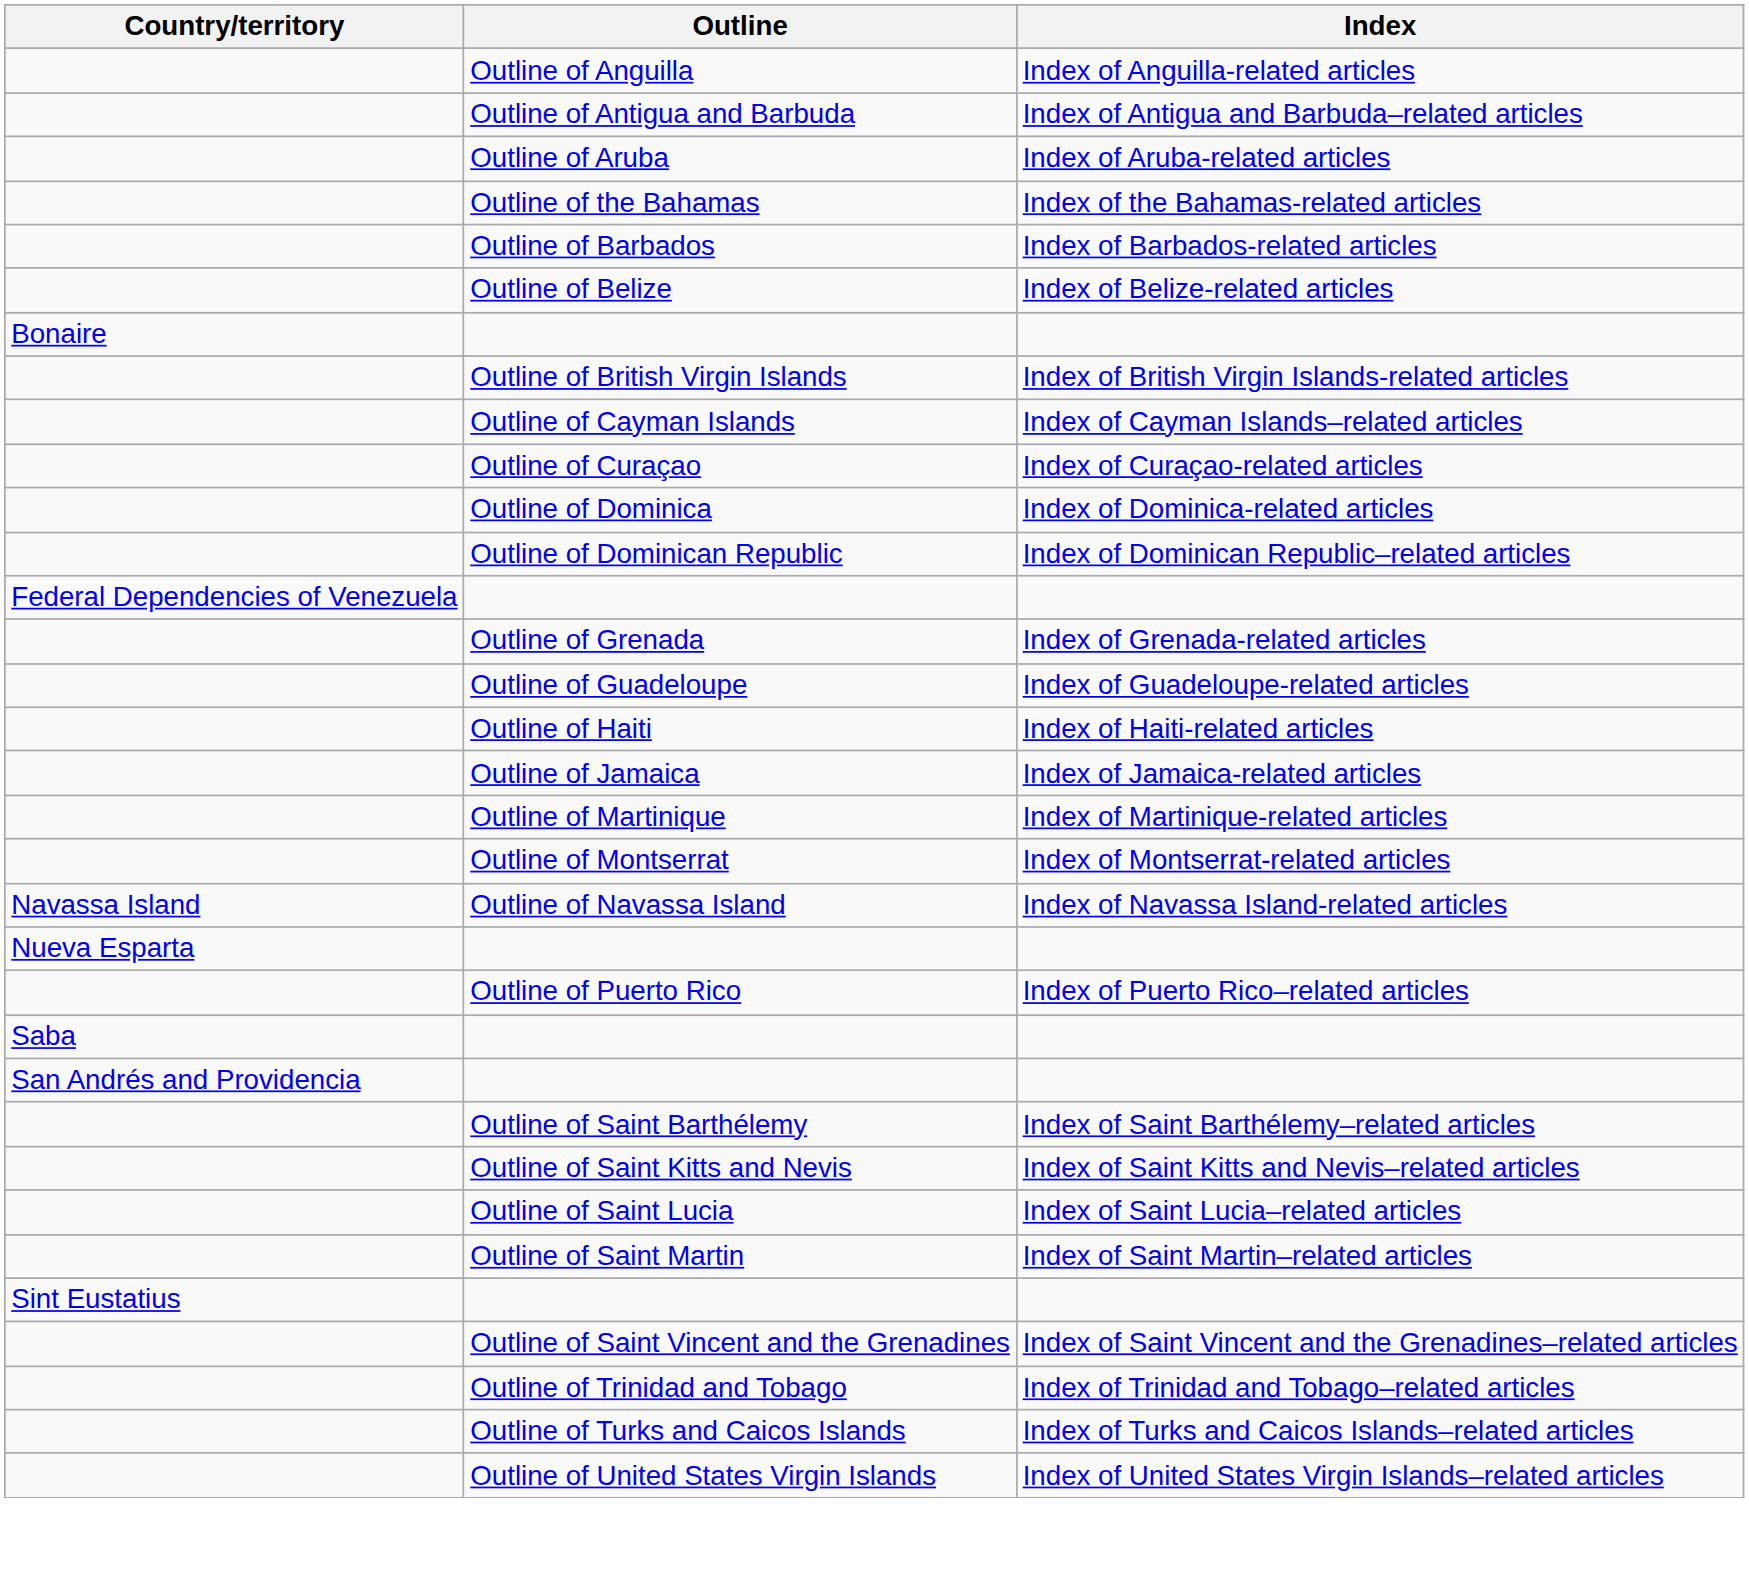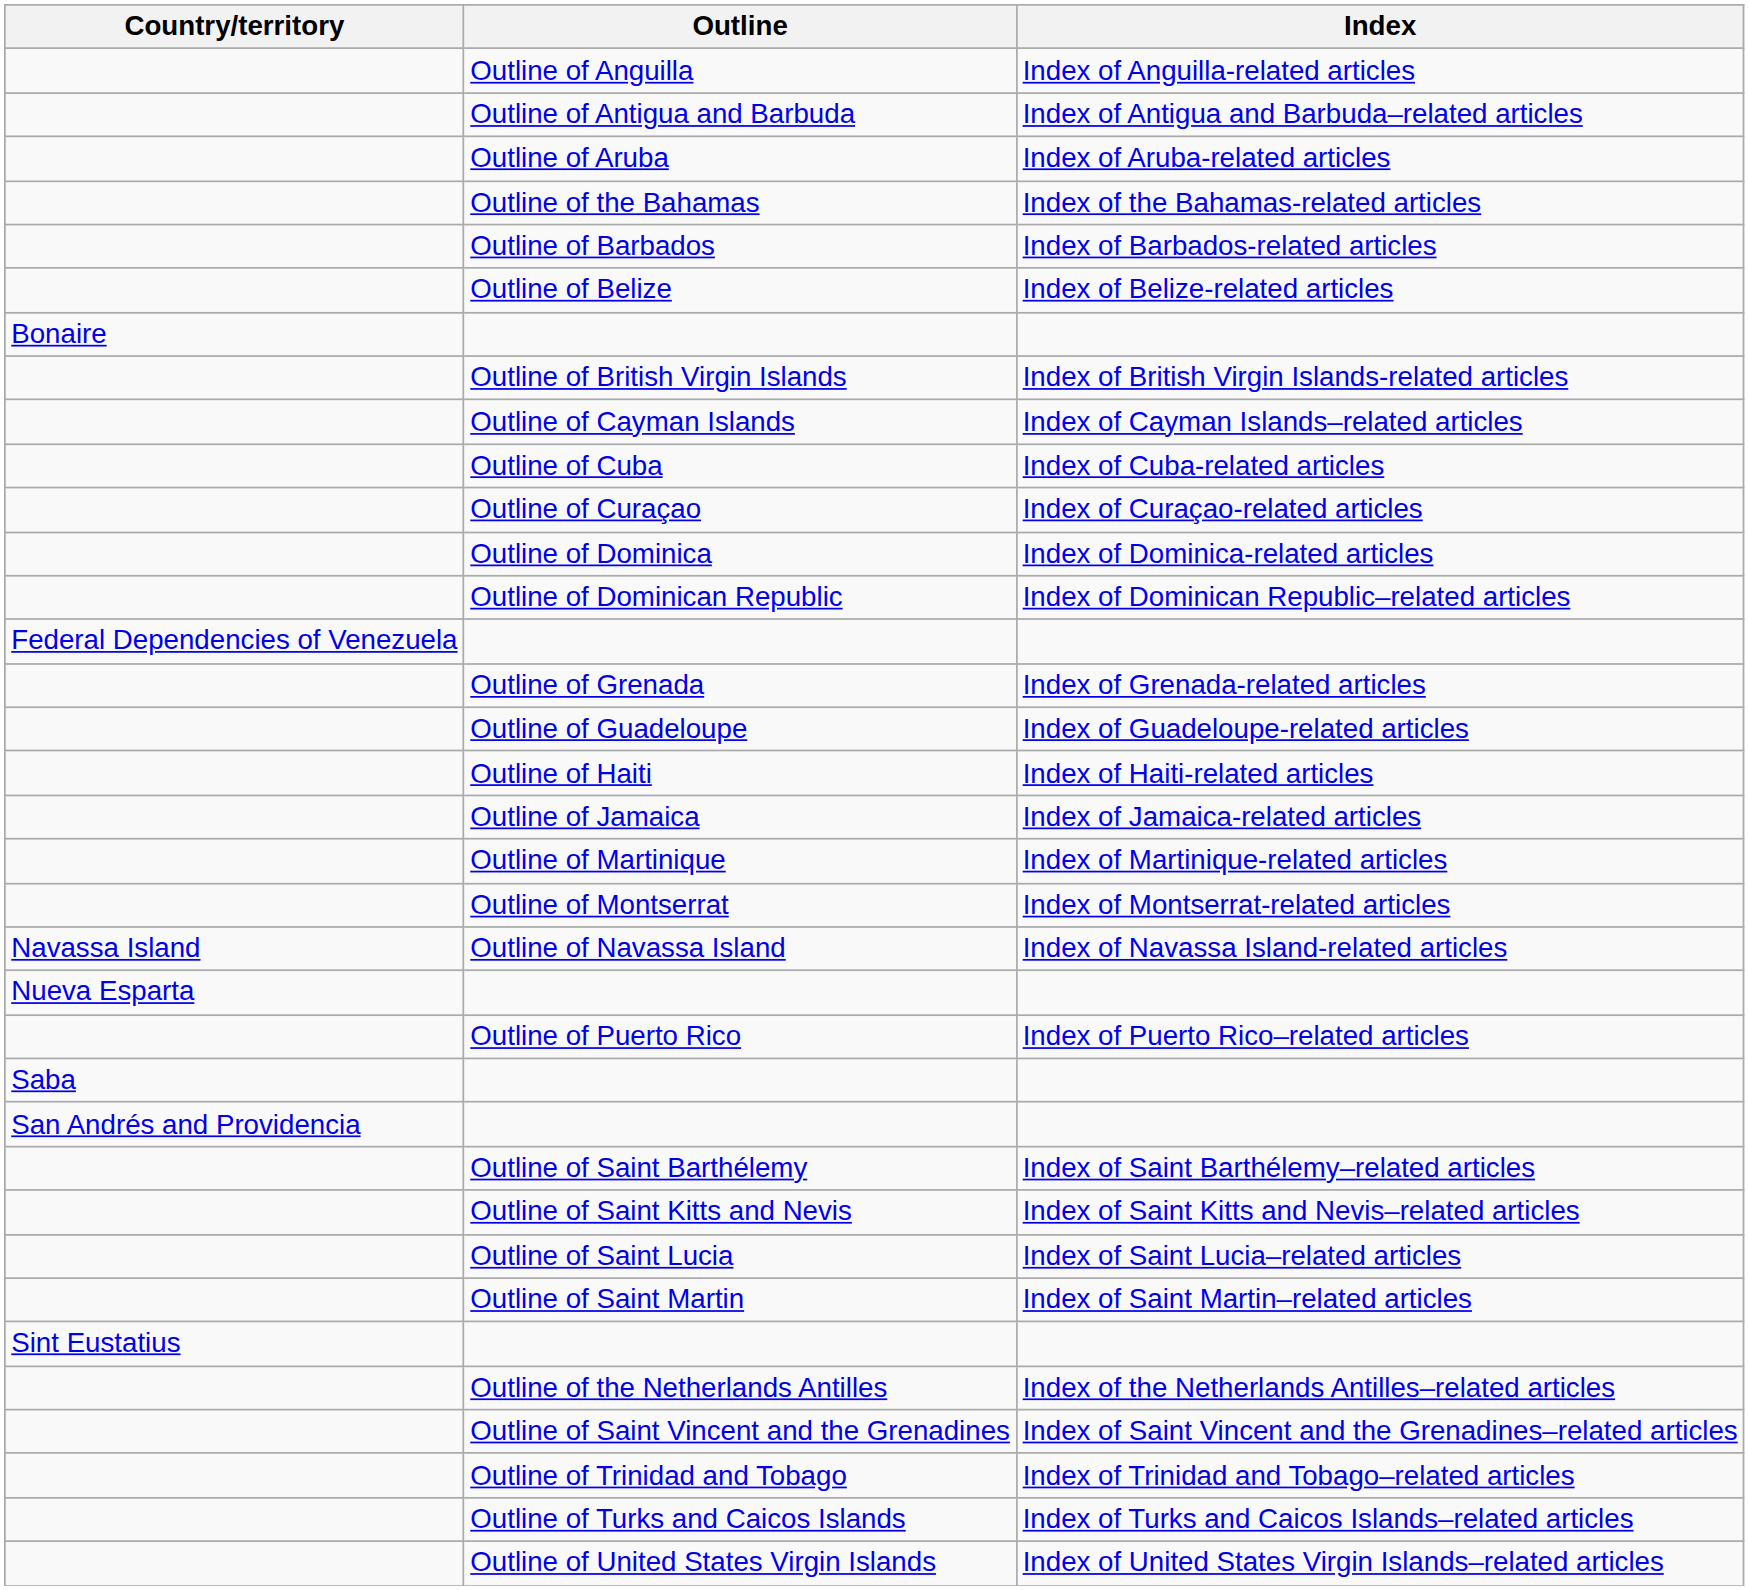+ row: (234, 466)
+ row: (234, 1388)
